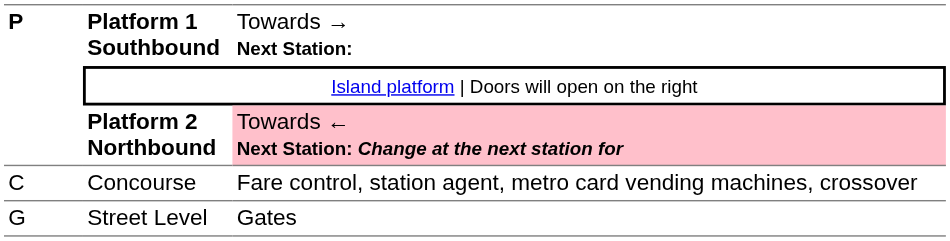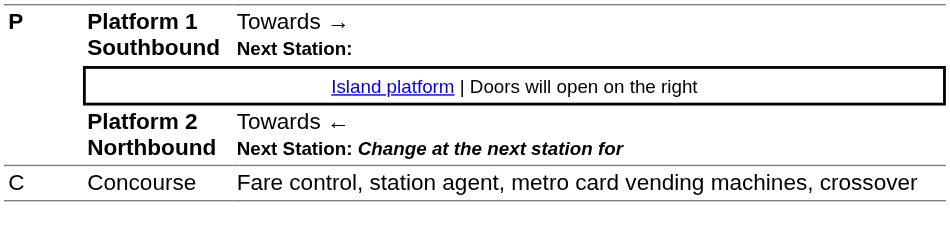(430, 134) pink background -> (430, 134) no background
- row: (147, 218)
